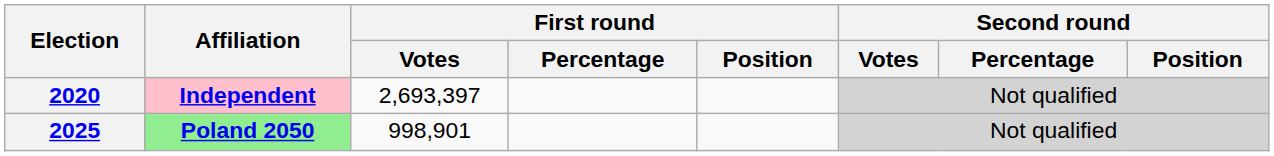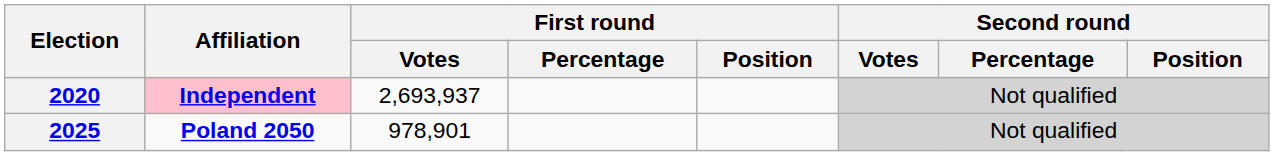(430, 95) 2,693,397 -> (430, 95) 2,693,937
(248, 131) lightgreen background -> (248, 131) no background
(430, 131) 998,901 -> (430, 131) 978,901
